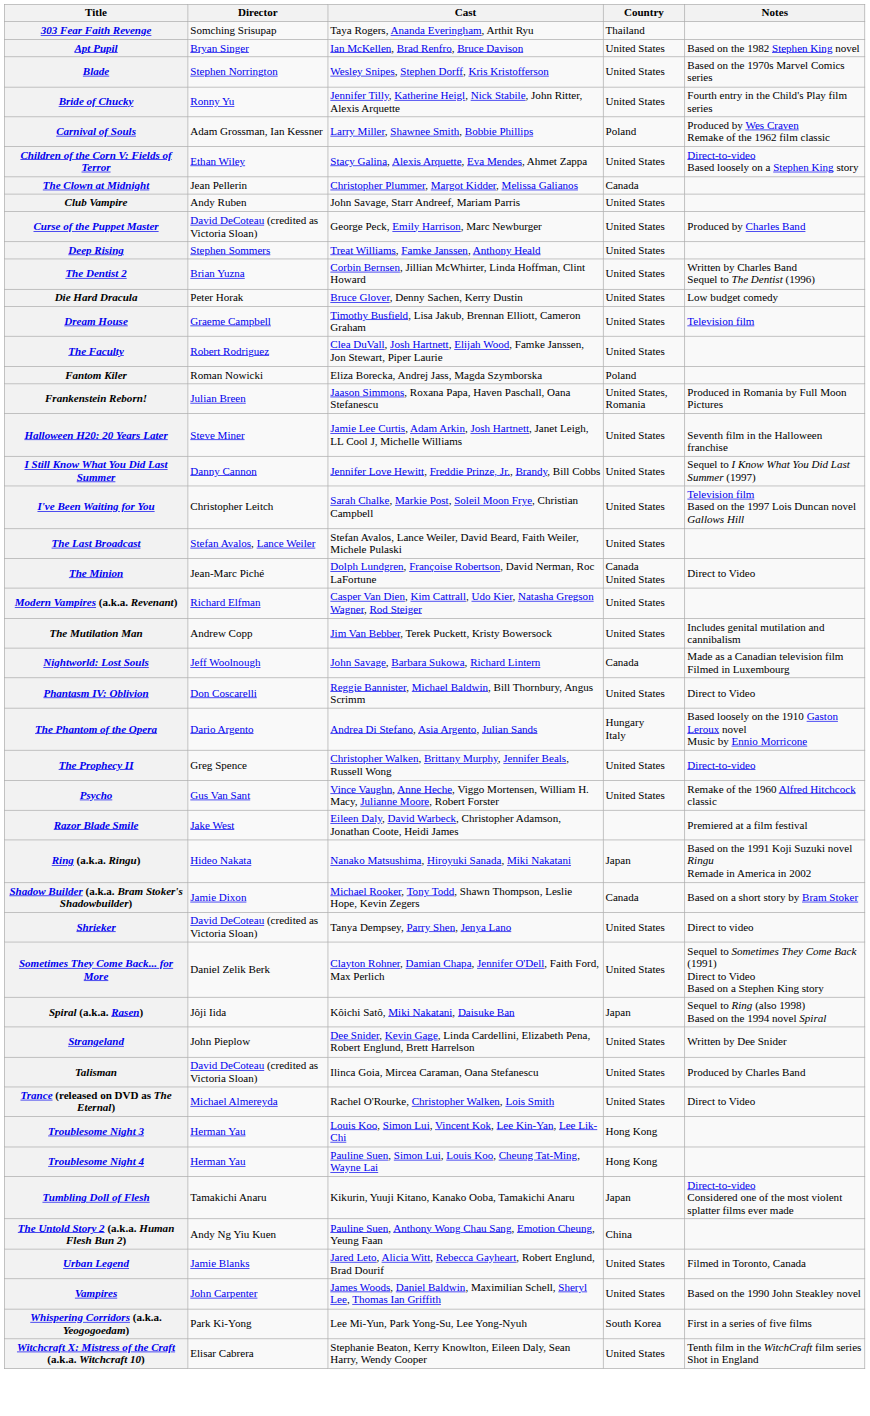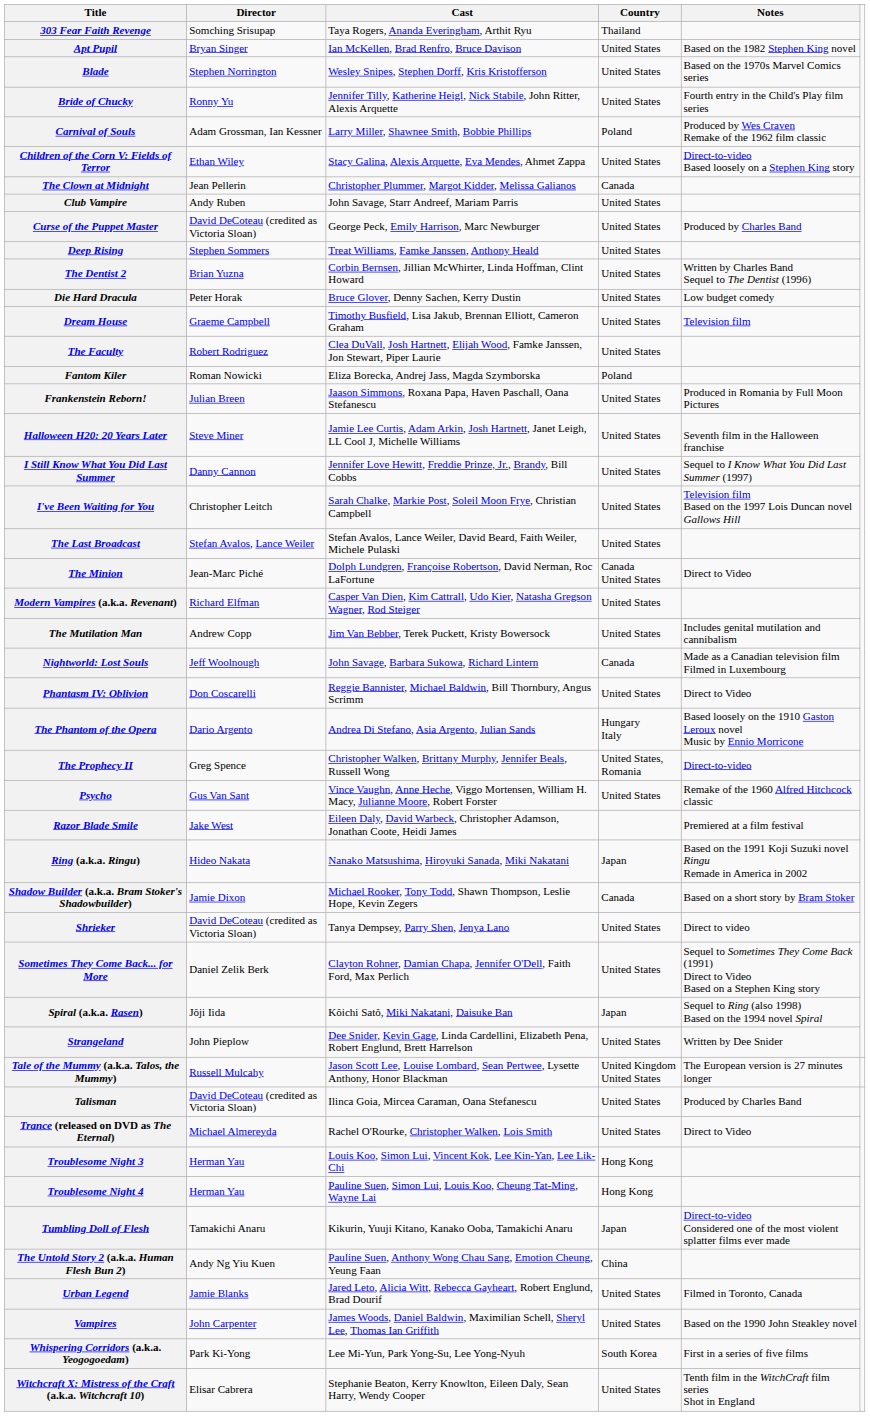(637, 398) United States, Romania -> (631, 398) United States
(635, 765) United States -> (632, 765) United States, Romania
+ row: (95, 1072)
